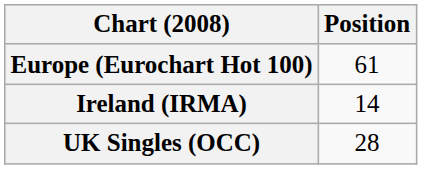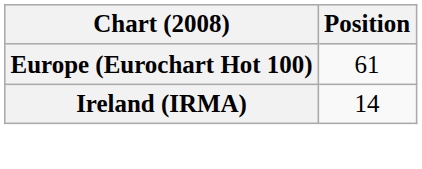- row: (162, 143)
